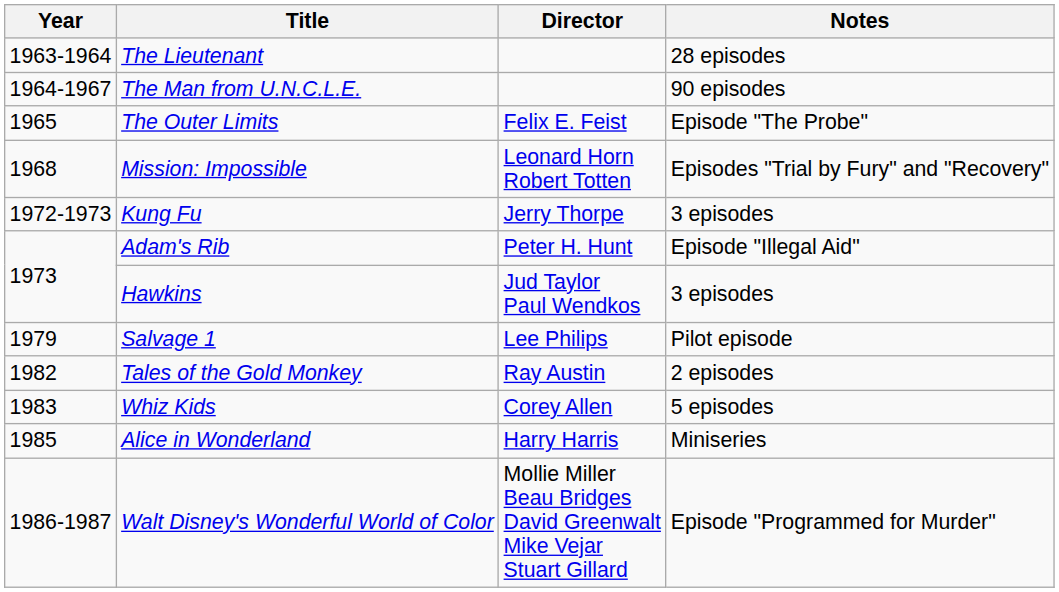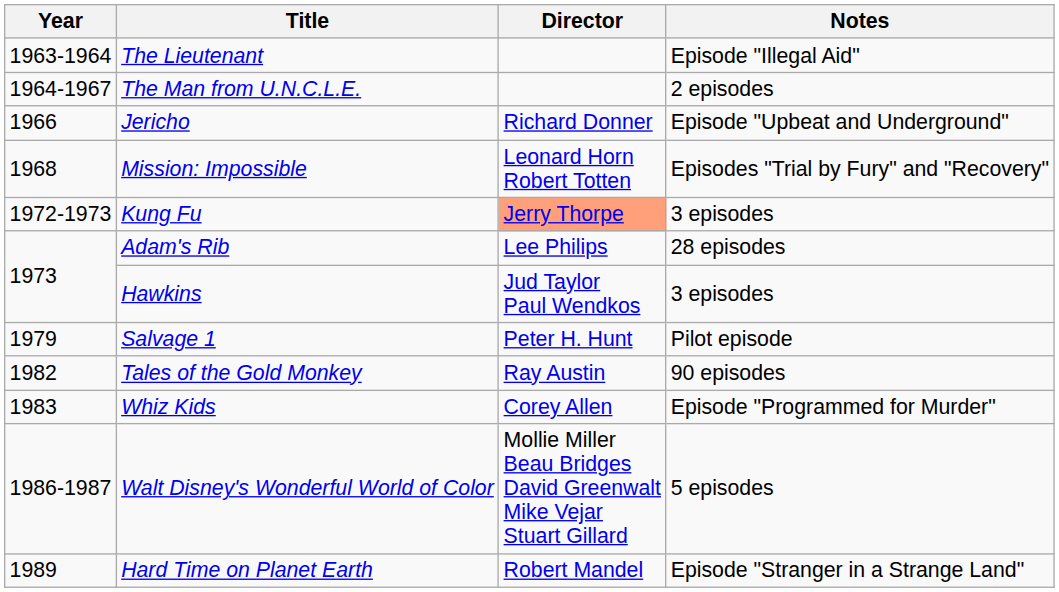(728, 55) 28 episodes -> (765, 55) Episode "Illegal Aid"
(728, 88) 90 episodes -> (722, 88) 2 episodes
- row: (200, 122)
+ row: (155, 122)
(564, 214) no background -> (564, 214) lightsalmon background
(568, 247) Peter H. Hunt -> (556, 247) Lee Philips
(765, 247) Episode "Illegal Aid" -> (728, 247) 28 episodes
(556, 339) Lee Philips -> (568, 339) Peter H. Hunt
(722, 372) 2 episodes -> (728, 372) 90 episodes
(722, 406) 5 episodes -> (833, 406) Episode "Programmed for Murder"
- row: (216, 440)
(833, 522) Episode "Programmed for Murder" -> (722, 488) 5 episodes
+ row: (247, 569)
